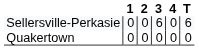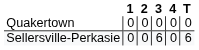rows swapped: (40, 37) <-> (63, 23)
